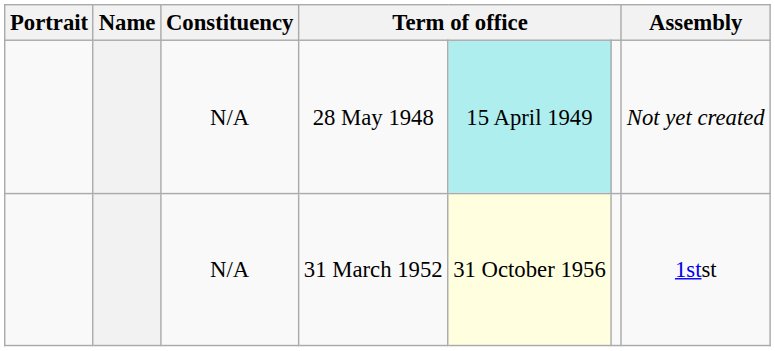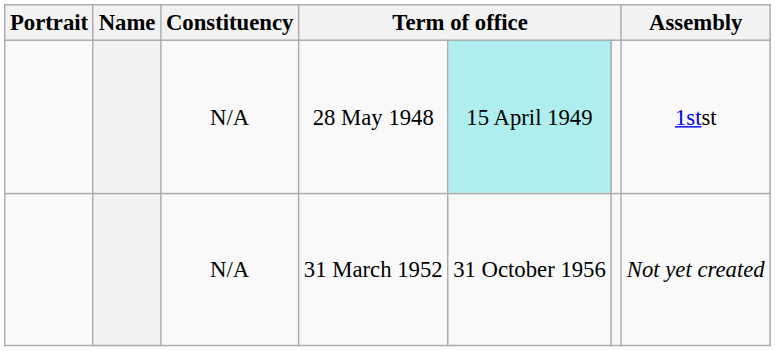(696, 116) Not yet created -> (696, 116) 1stst
(529, 269) lightyellow background -> (529, 269) no background
(696, 269) 1stst -> (696, 269) Not yet created
